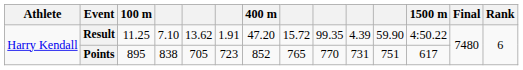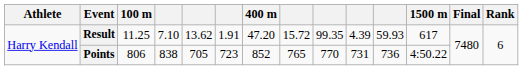(390, 35) 59.90 -> (390, 35) 59.93
(428, 35) 4:50.22 -> (428, 35) 617
(136, 55) 895 -> (136, 55) 806
(390, 55) 751 -> (390, 55) 736
(428, 55) 617 -> (428, 55) 4:50.22
